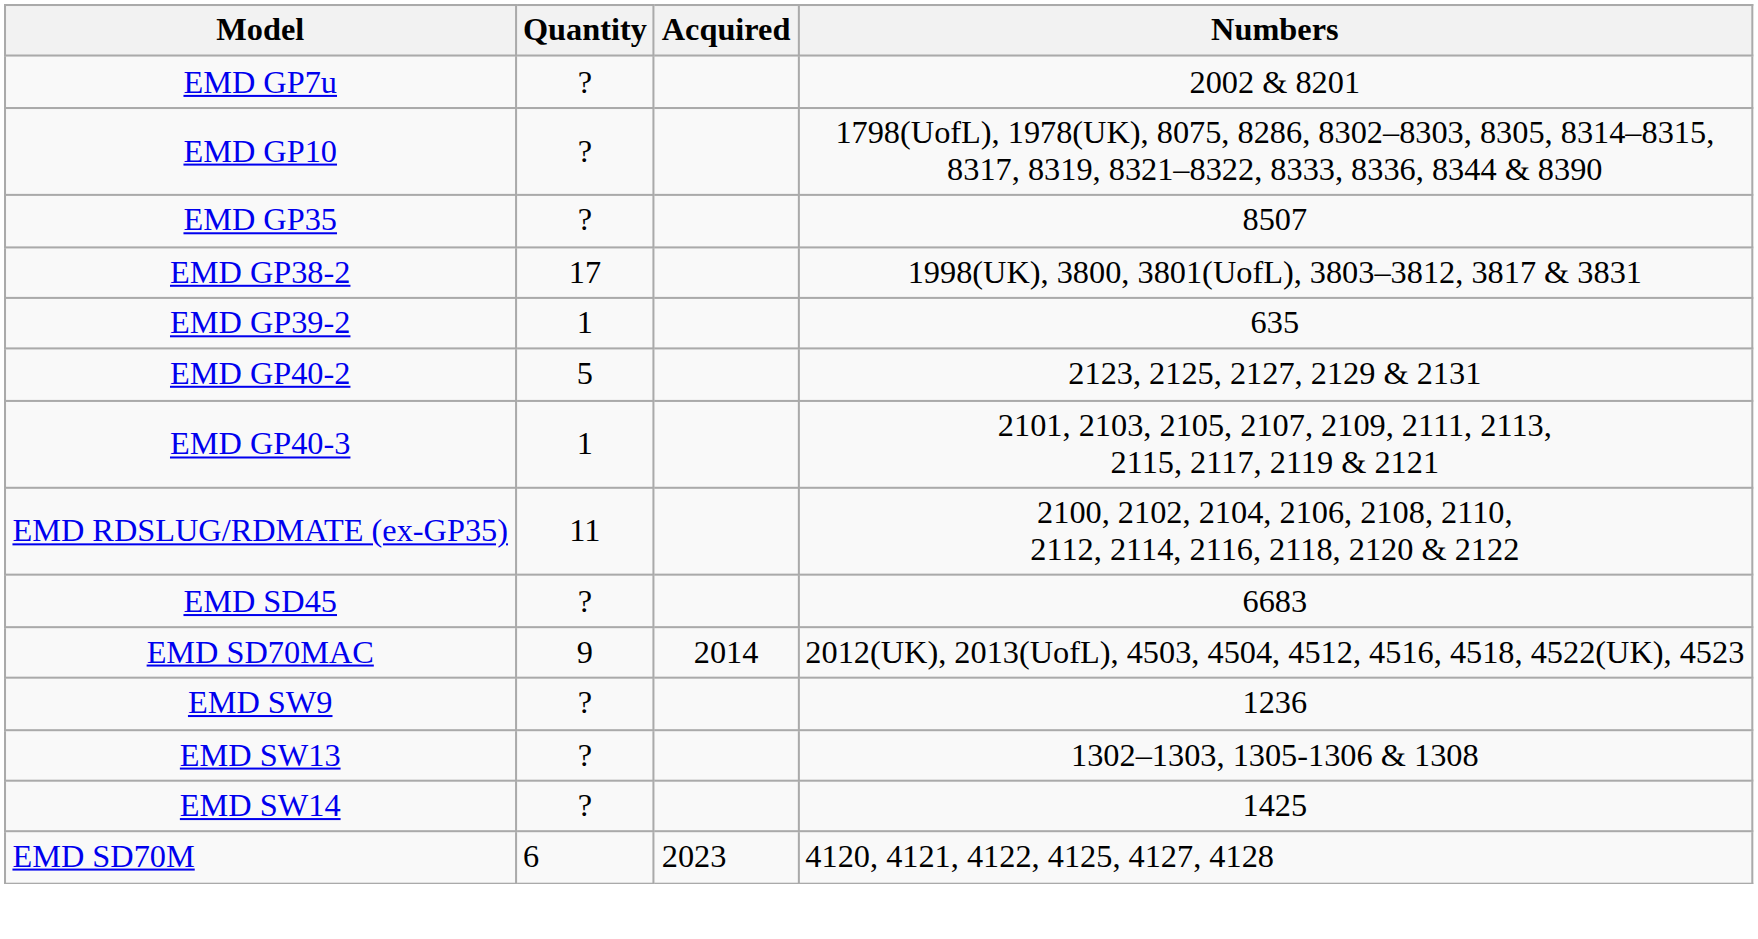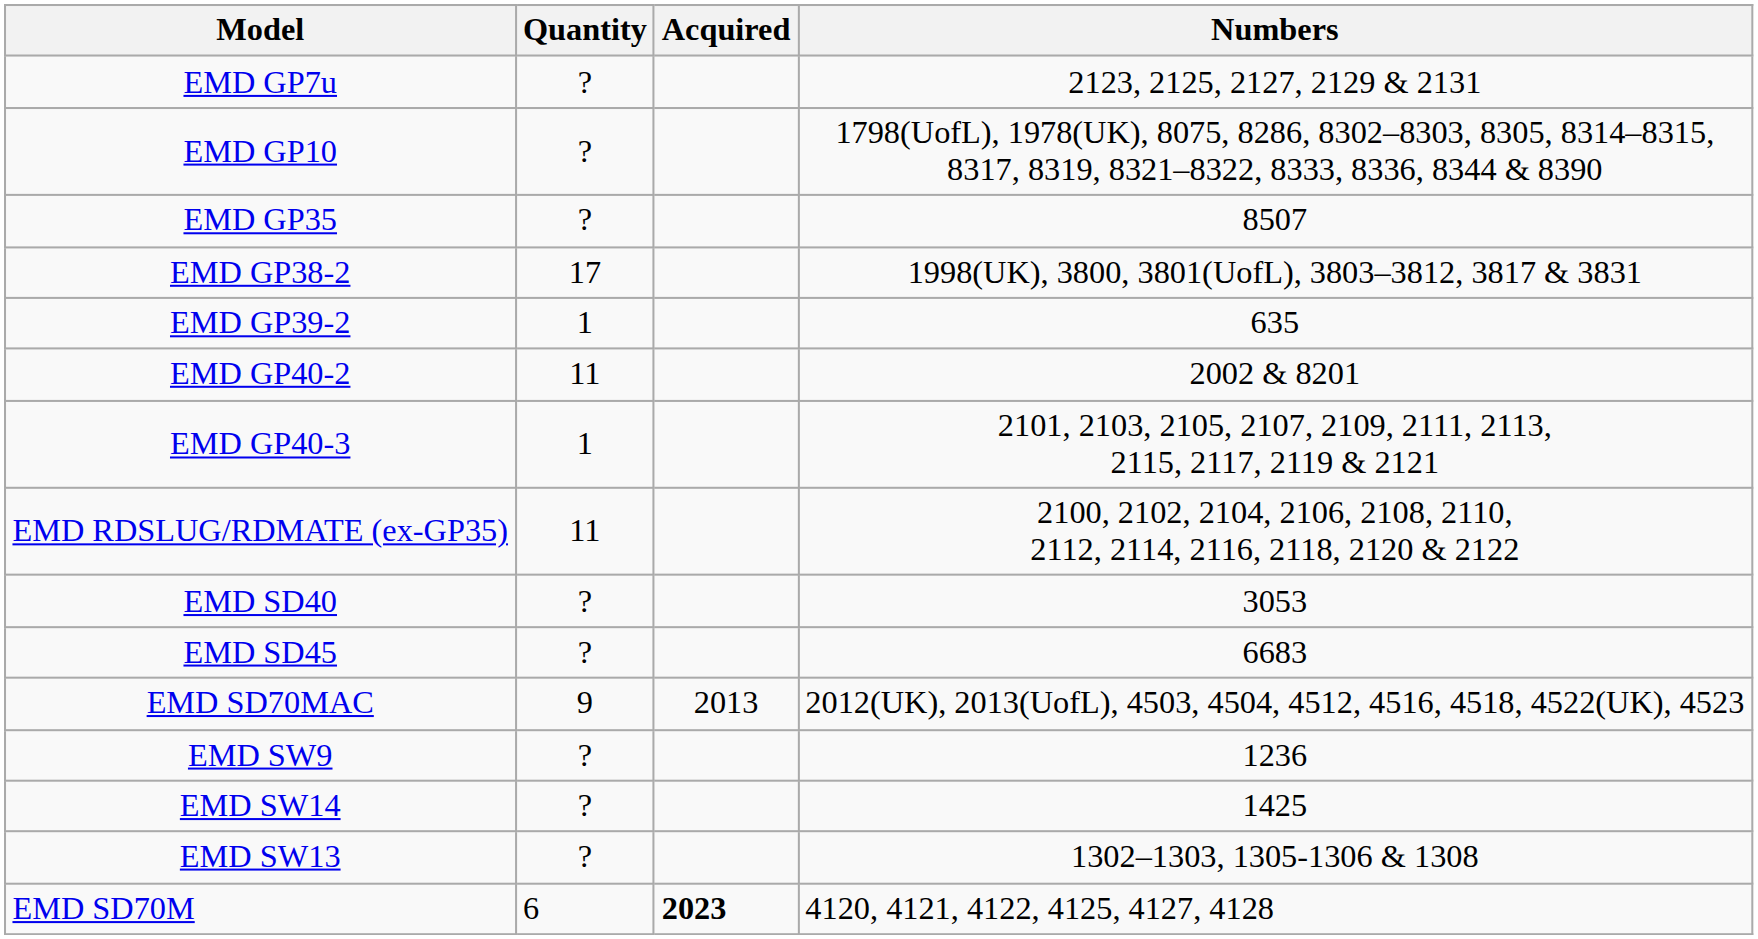(1275, 81) 2002 & 8201 -> (1275, 81) 2123, 2125, 2127, 2129 & 2131
(585, 374) 5 -> (585, 374) 11
(1275, 374) 2123, 2125, 2127, 2129 & 2131 -> (1275, 374) 2002 & 8201
+ row: (260, 600)
(726, 651) 2014 -> (726, 703) 2013
rows swapped: (260, 754) <-> (260, 805)
(694, 856) normal -> (694, 908) bold
